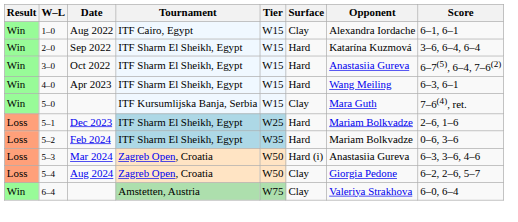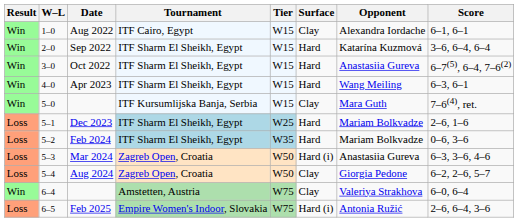+ row: (48, 209)
